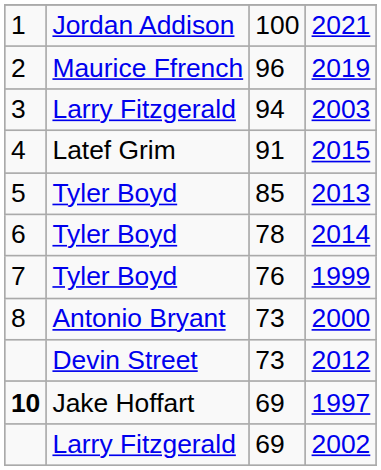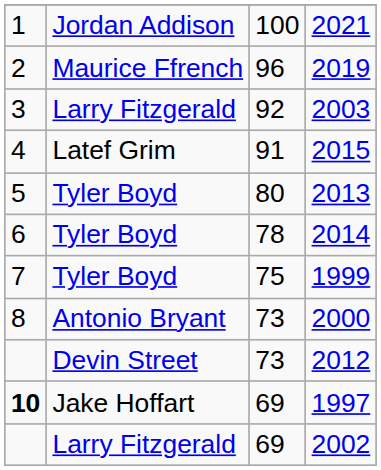(270, 109) 94 -> (270, 109) 92
(270, 192) 85 -> (270, 192) 80
(270, 276) 76 -> (270, 276) 75
